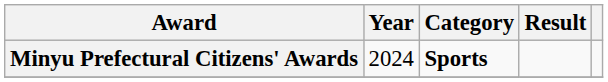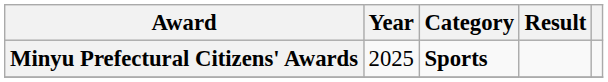(391, 58) 2024 -> (391, 58) 2025
